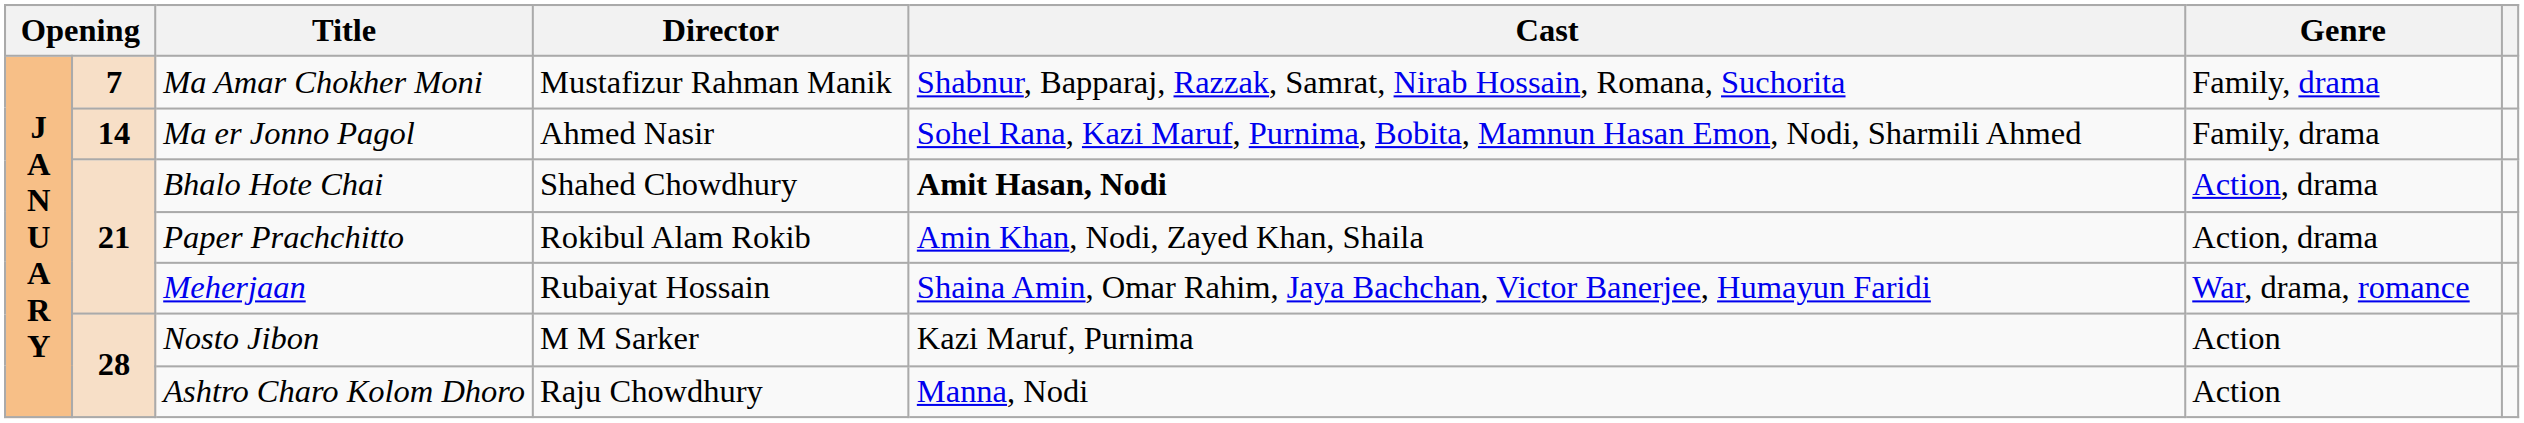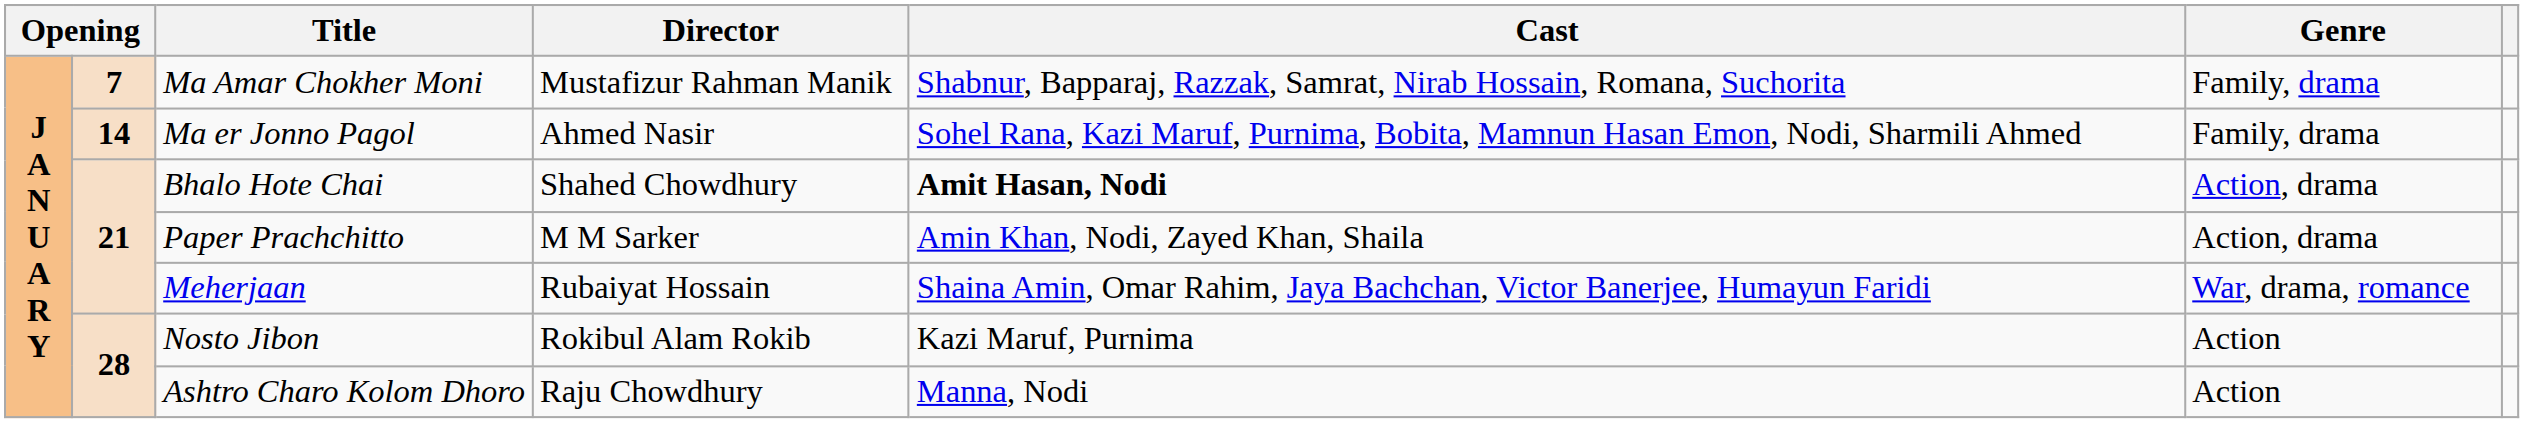(675, 236) Rokibul Alam Rokib -> (619, 236) M M Sarker
(619, 339) M M Sarker -> (675, 339) Rokibul Alam Rokib
